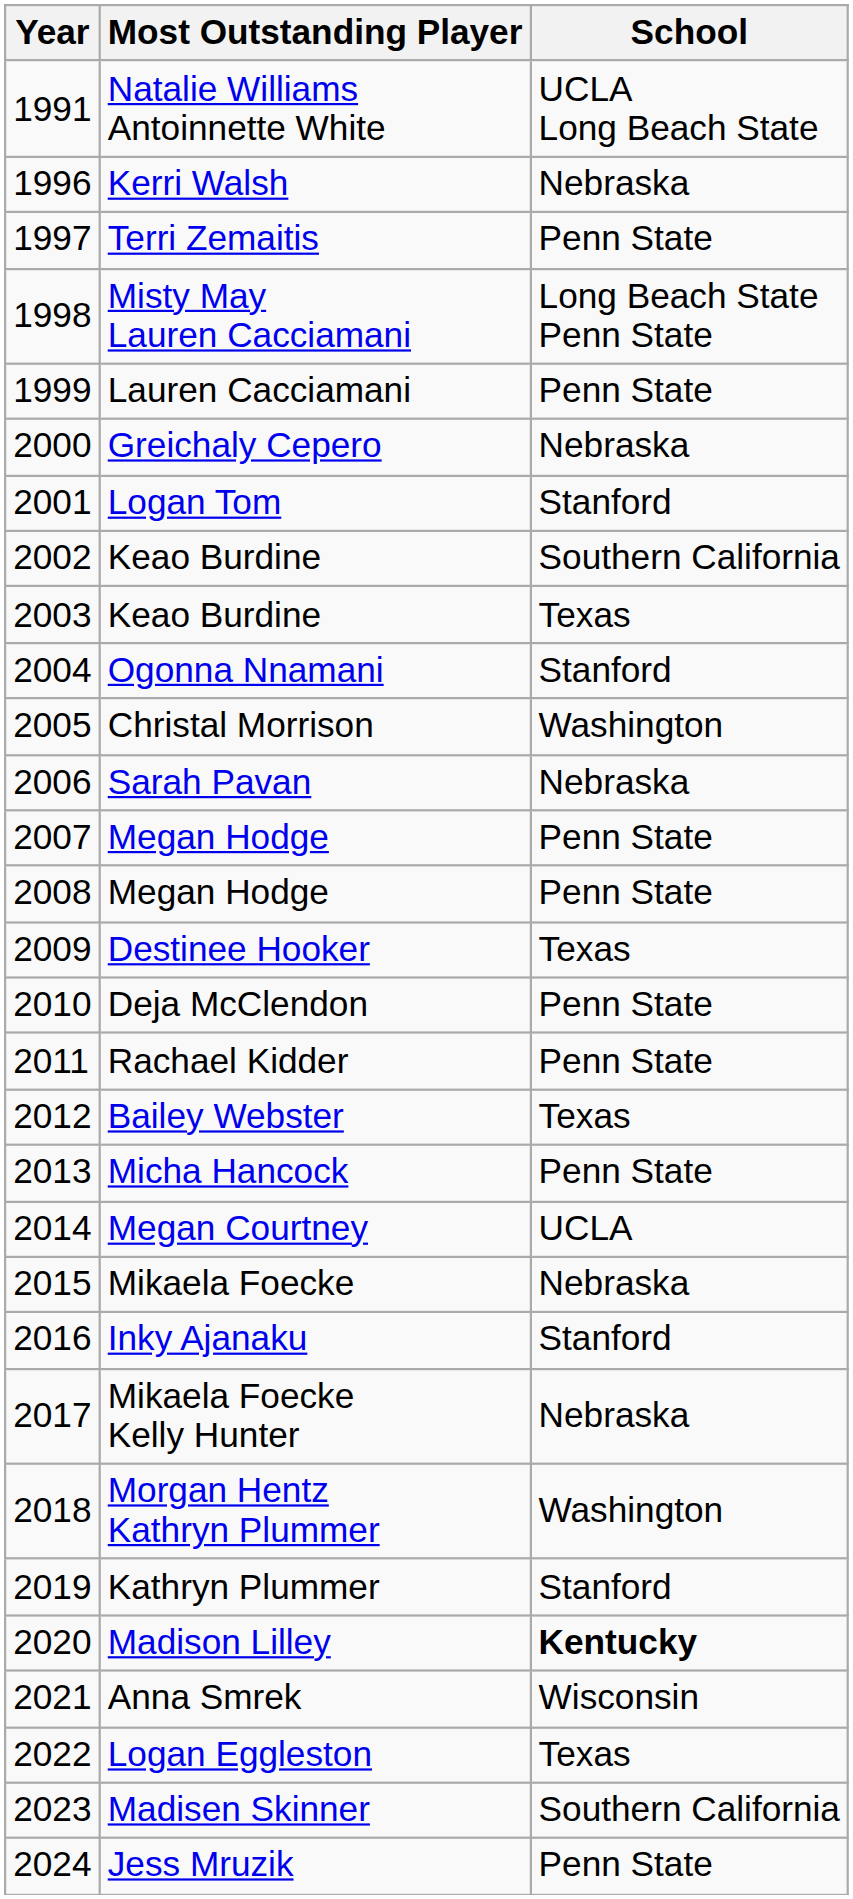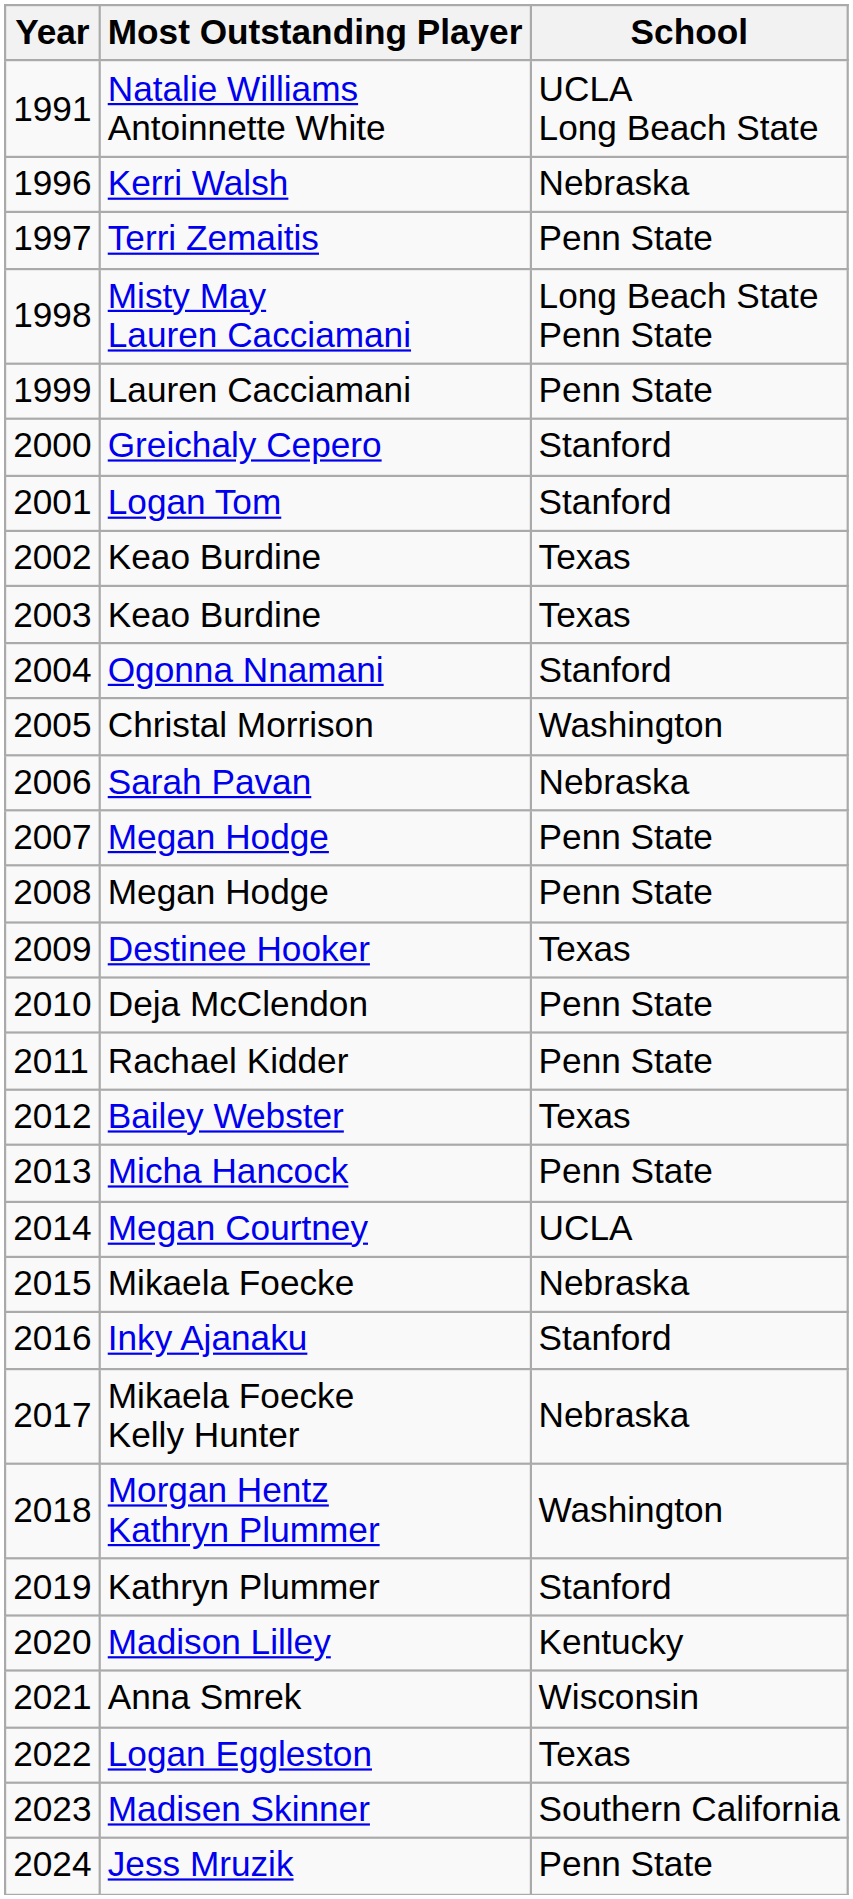(614, 446) Nebraska -> (605, 446) Stanford
(689, 558) Southern California -> (585, 558) Texas
(618, 1642) bold -> (611, 1642) normal
